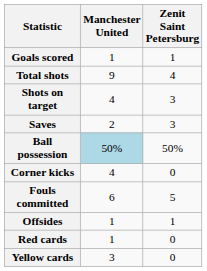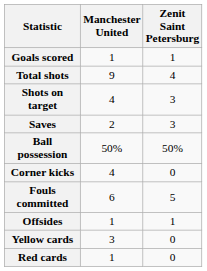(112, 148) lightblue background -> (112, 148) no background
rows swapped: (42, 257) <-> (42, 239)
